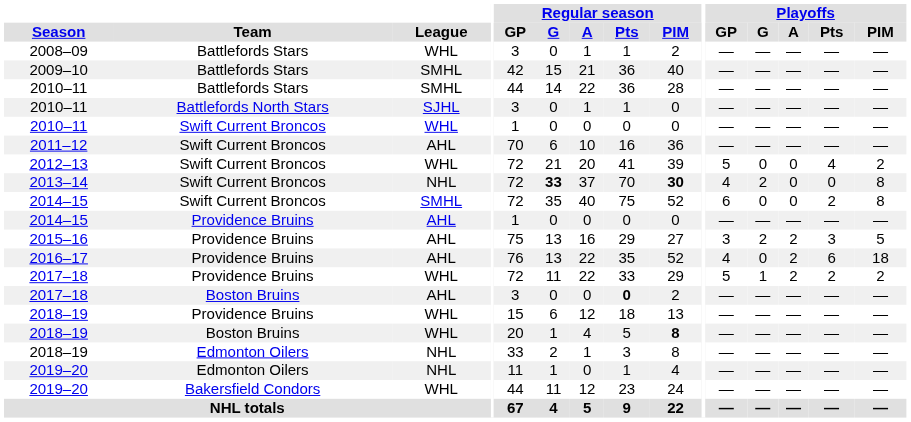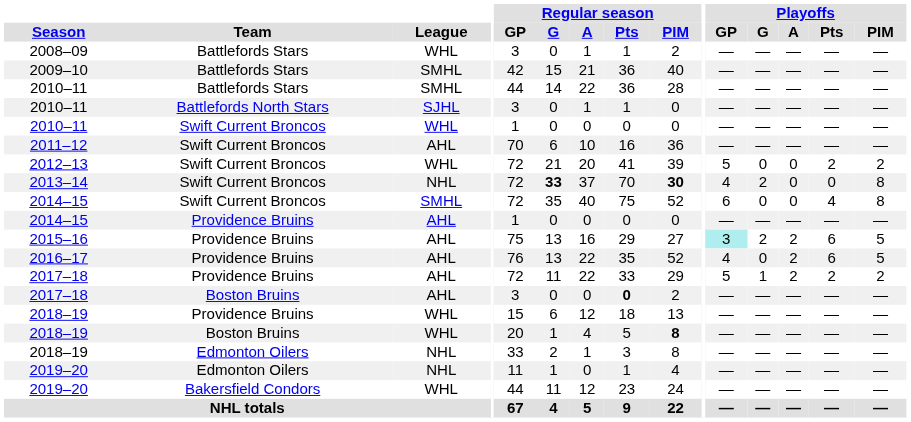(832, 163) 4 -> (832, 163) 2
(832, 201) 2 -> (832, 201) 4
(726, 239) no background -> (726, 239) paleturquoise background
(832, 239) 3 -> (832, 239) 6
(880, 257) 18 -> (880, 257) 5
(441, 276) WHL -> (441, 276) AHL
